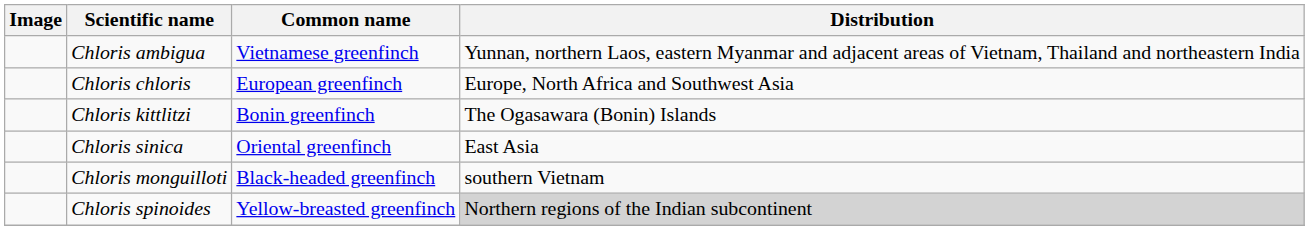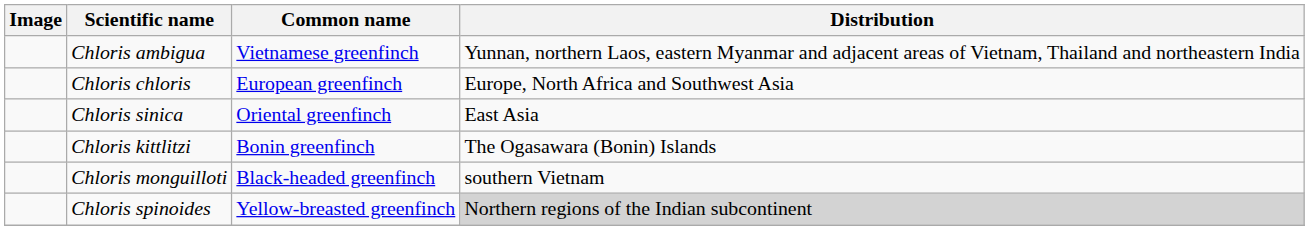rows swapped: (127, 146) <-> (131, 114)
